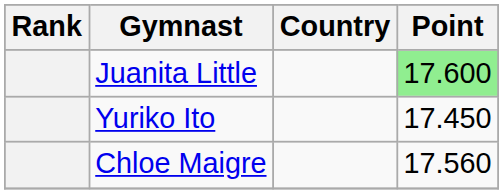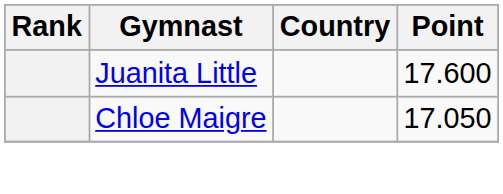(448, 73) lightgreen background -> (448, 73) no background
- row: (155, 118)
(448, 164) 17.560 -> (448, 118) 17.050
